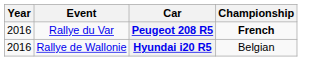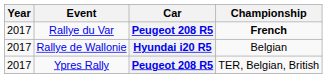(19, 31) 2016 -> (19, 31) 2017
(19, 48) 2016 -> (19, 48) 2017
+ row: (81, 65)
